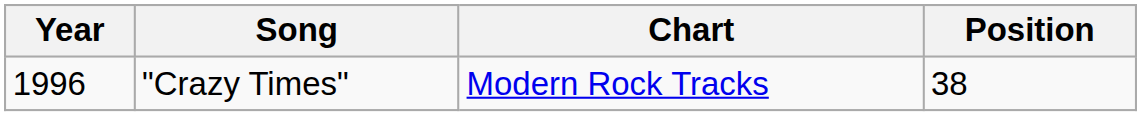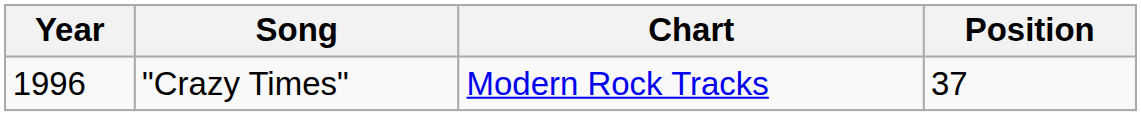(949, 82) 38 -> (949, 82) 37
